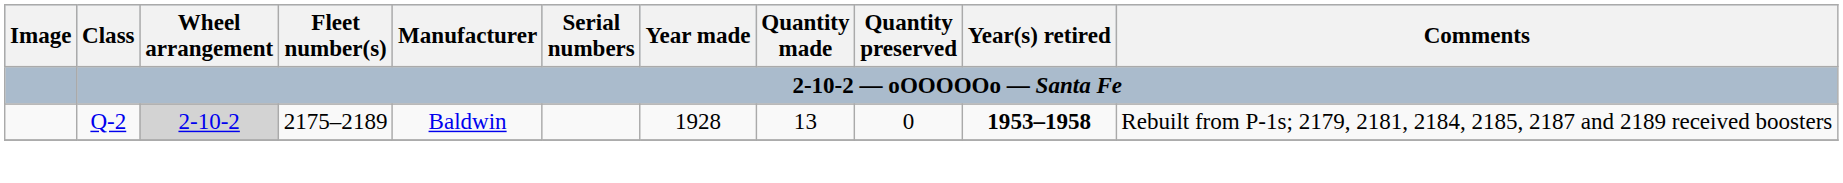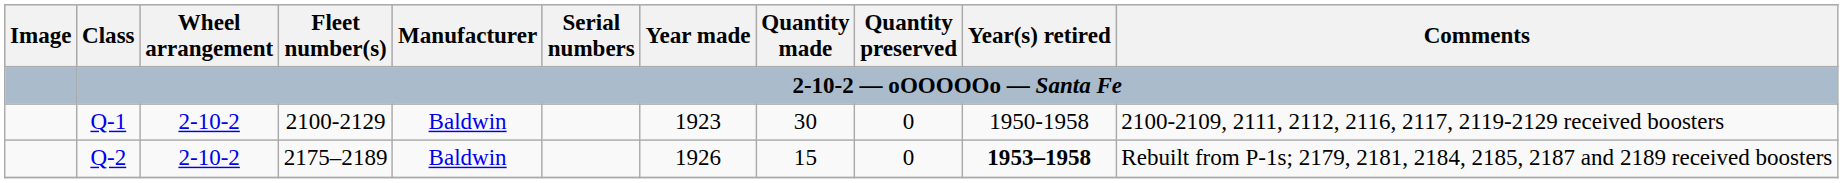+ row: (108, 121)
(209, 121) lightgrey background -> (209, 158) no background
(698, 121) 1928 -> (698, 158) 1926
(805, 121) 13 -> (805, 158) 15
